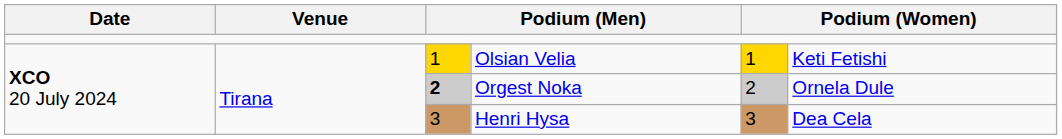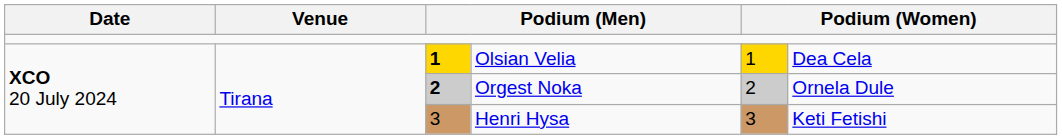(435, 58) normal -> (435, 58) bold
(839, 58) Keti Fetishi -> (832, 58) Dea Cela
(832, 118) Dea Cela -> (839, 118) Keti Fetishi
